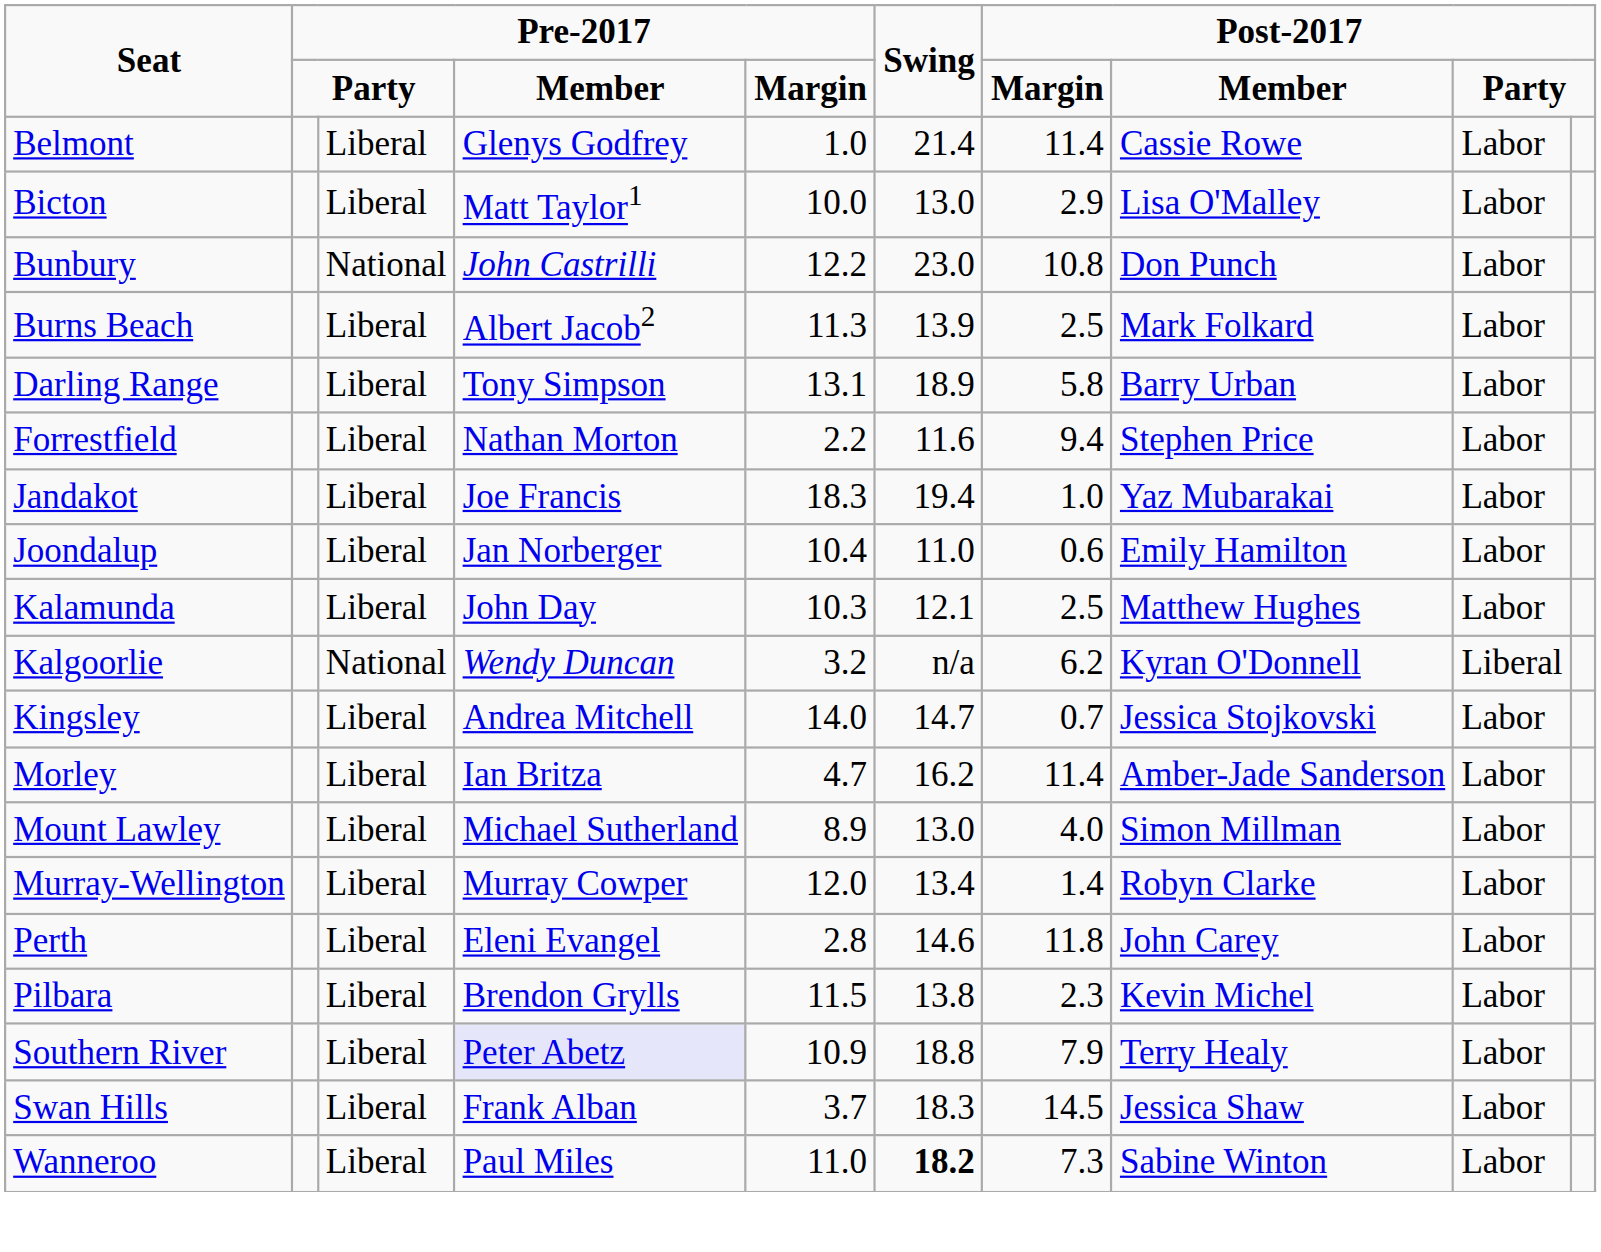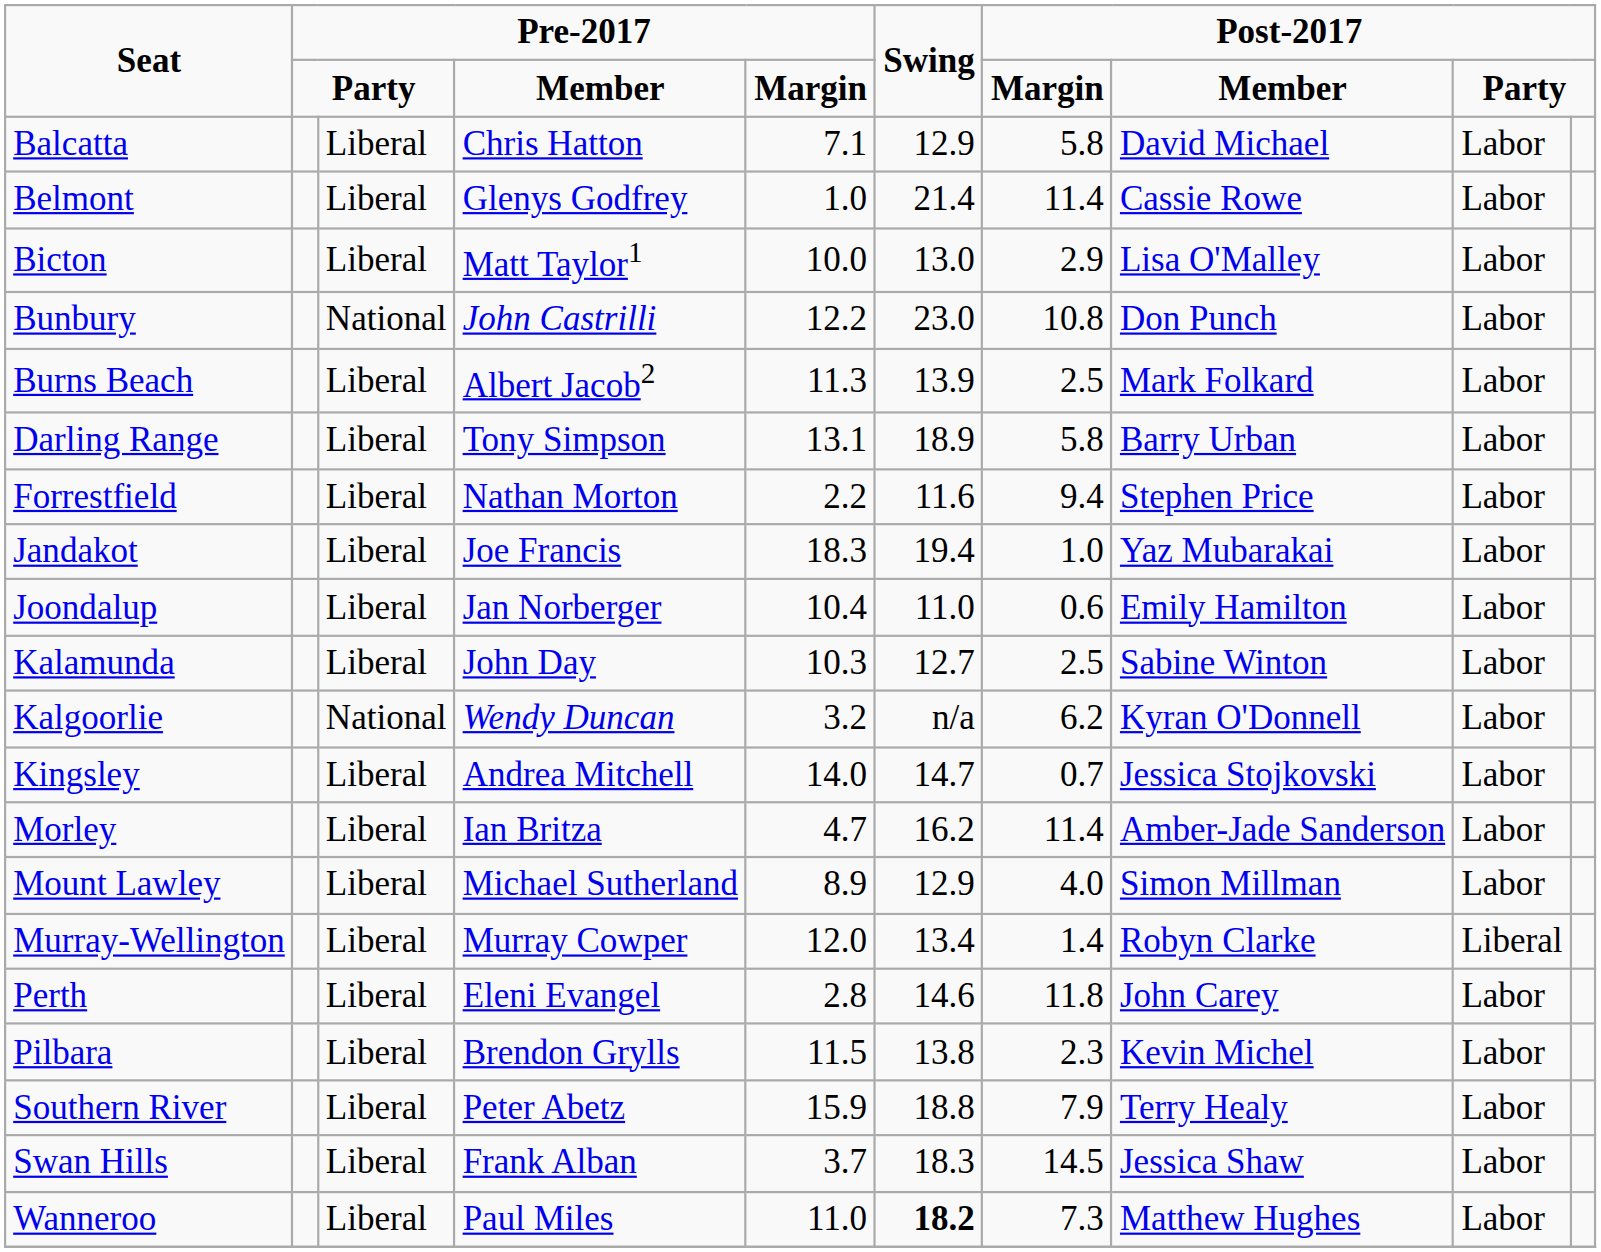+ row: (71, 143)
(944, 606) 12.1 -> (944, 662) 12.7
(1240, 606) Matthew Hughes -> (1224, 662) Sabine Winton
(1512, 662) Liberal -> (1503, 718) Labor
(944, 829) 13.0 -> (944, 884) 12.9
(1503, 884) Labor -> (1512, 940) Liberal
(544, 1051) lavender background -> (544, 1107) no background
(836, 1051) 10.9 -> (836, 1107) 15.9
(1224, 1162) Sabine Winton -> (1240, 1218) Matthew Hughes
